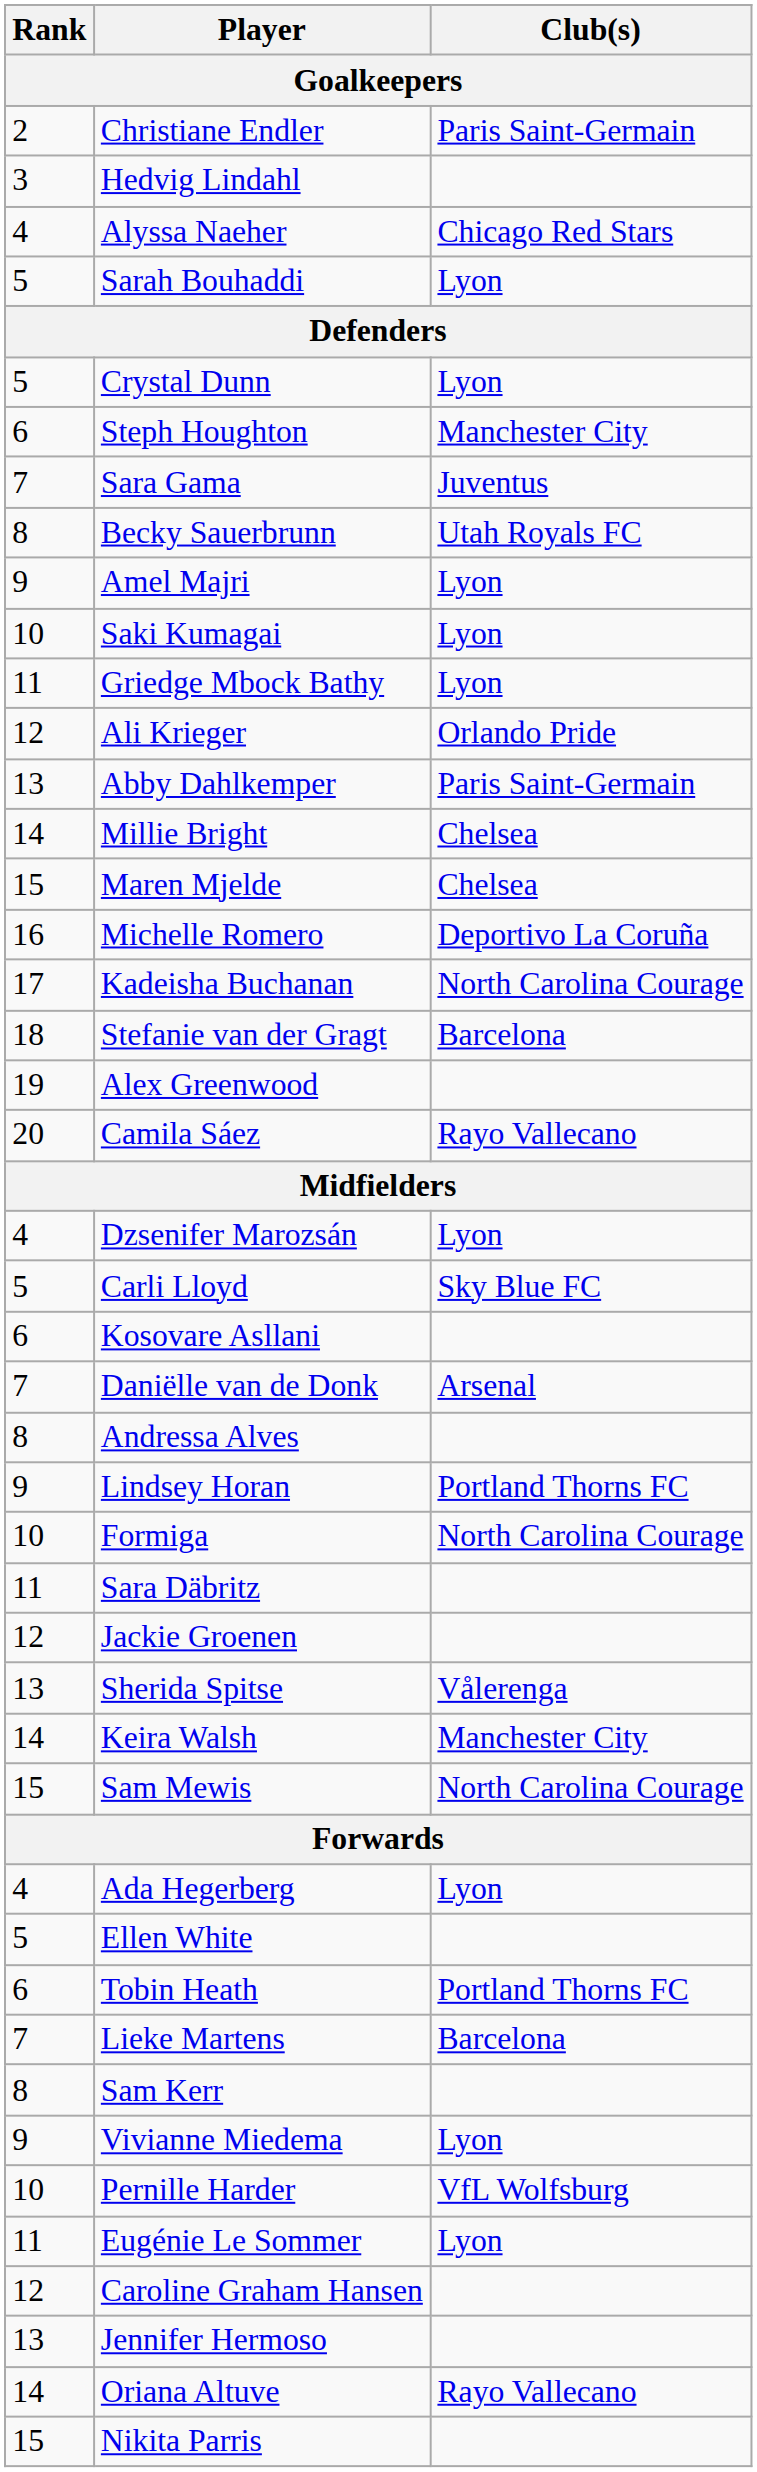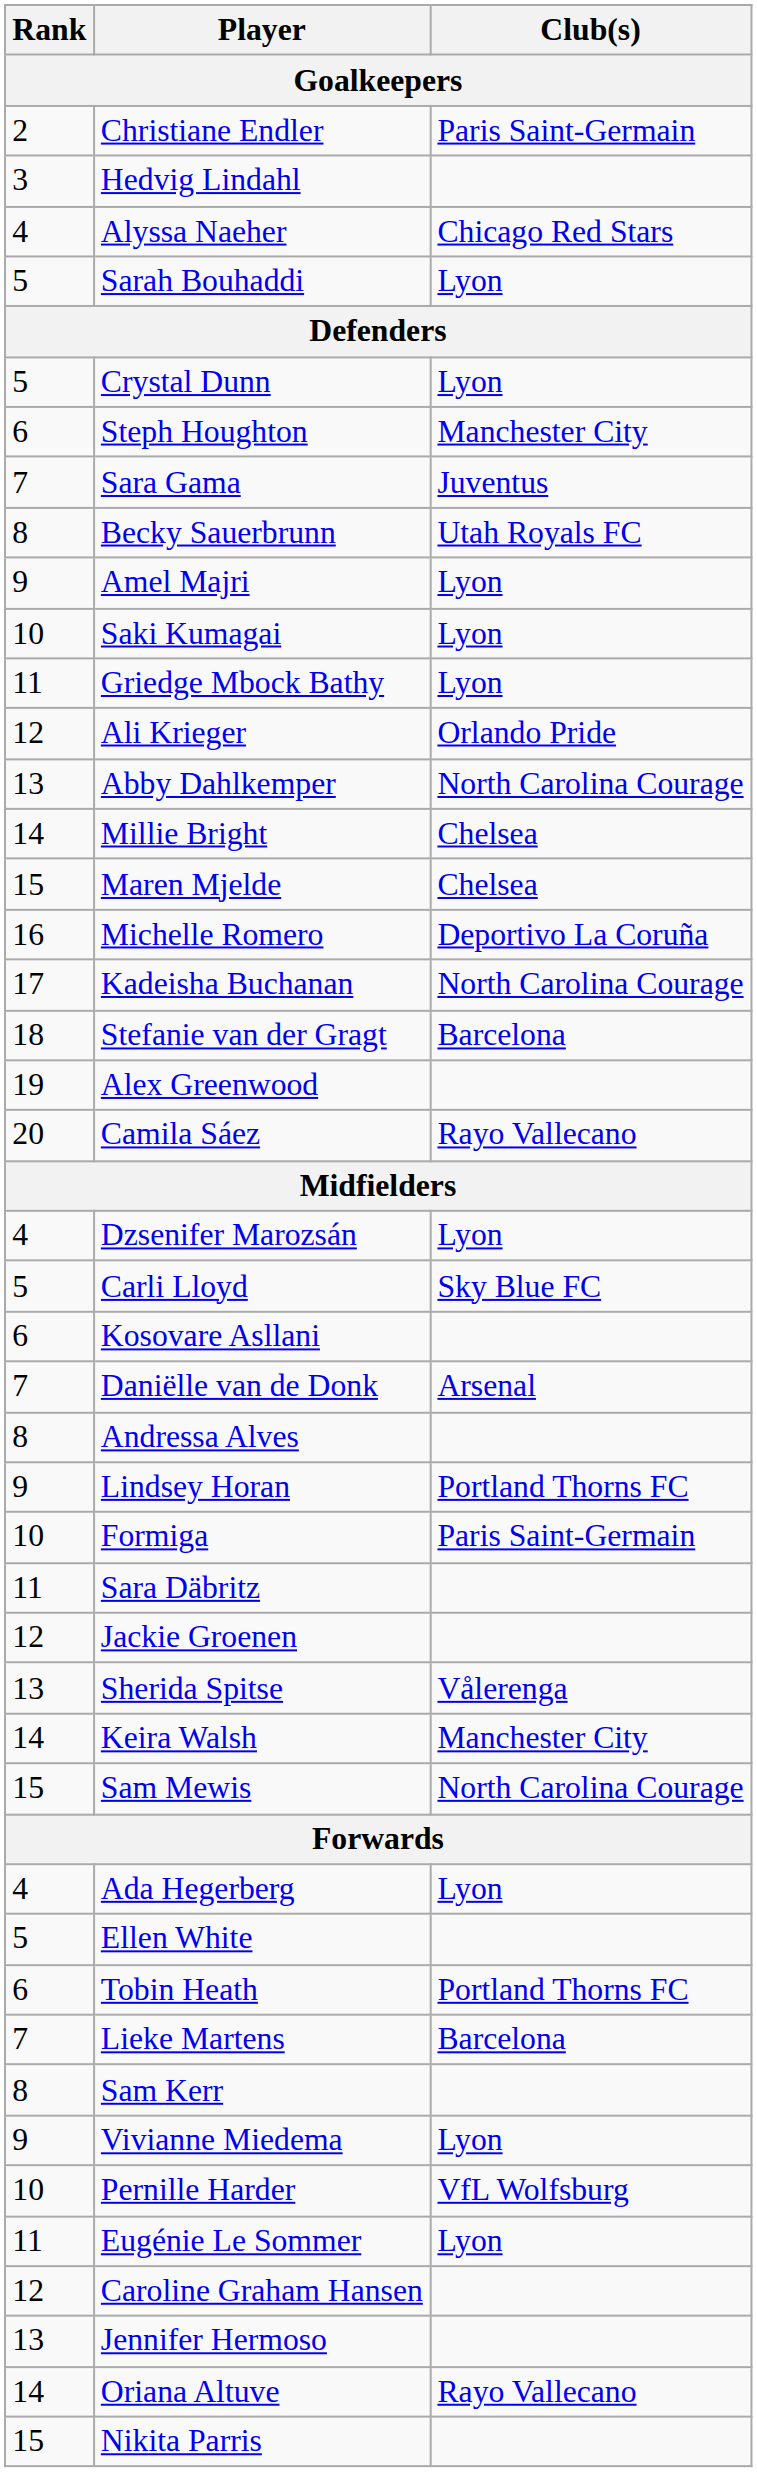(566, 783) Paris Saint-Germain -> (591, 783) North Carolina Courage
(591, 1536) North Carolina Courage -> (566, 1536) Paris Saint-Germain
